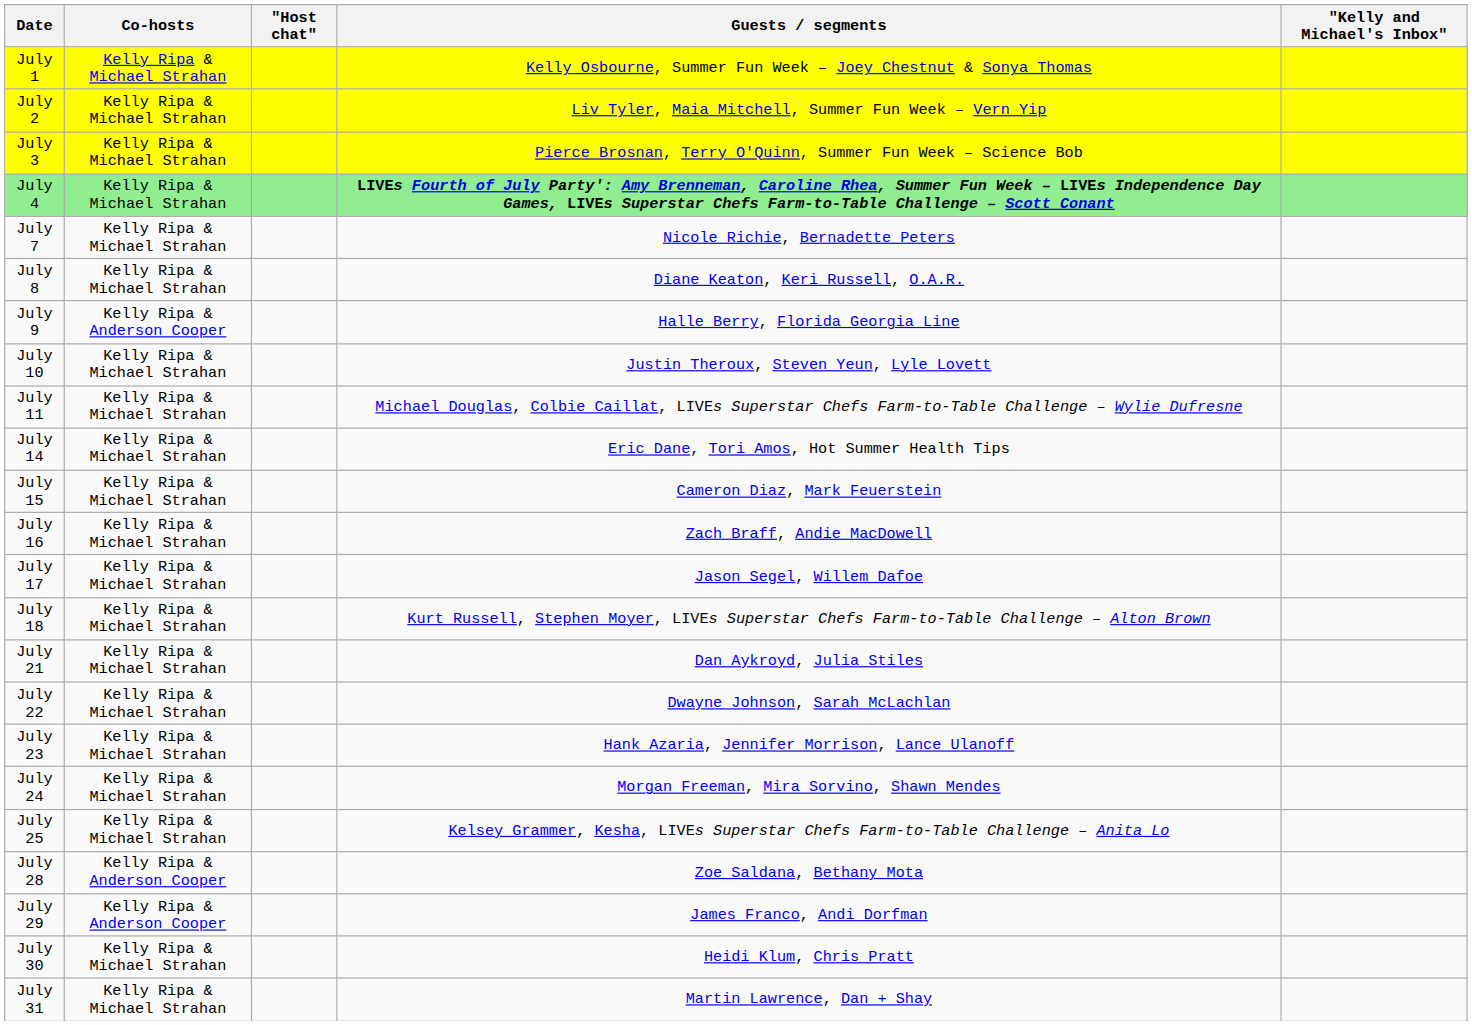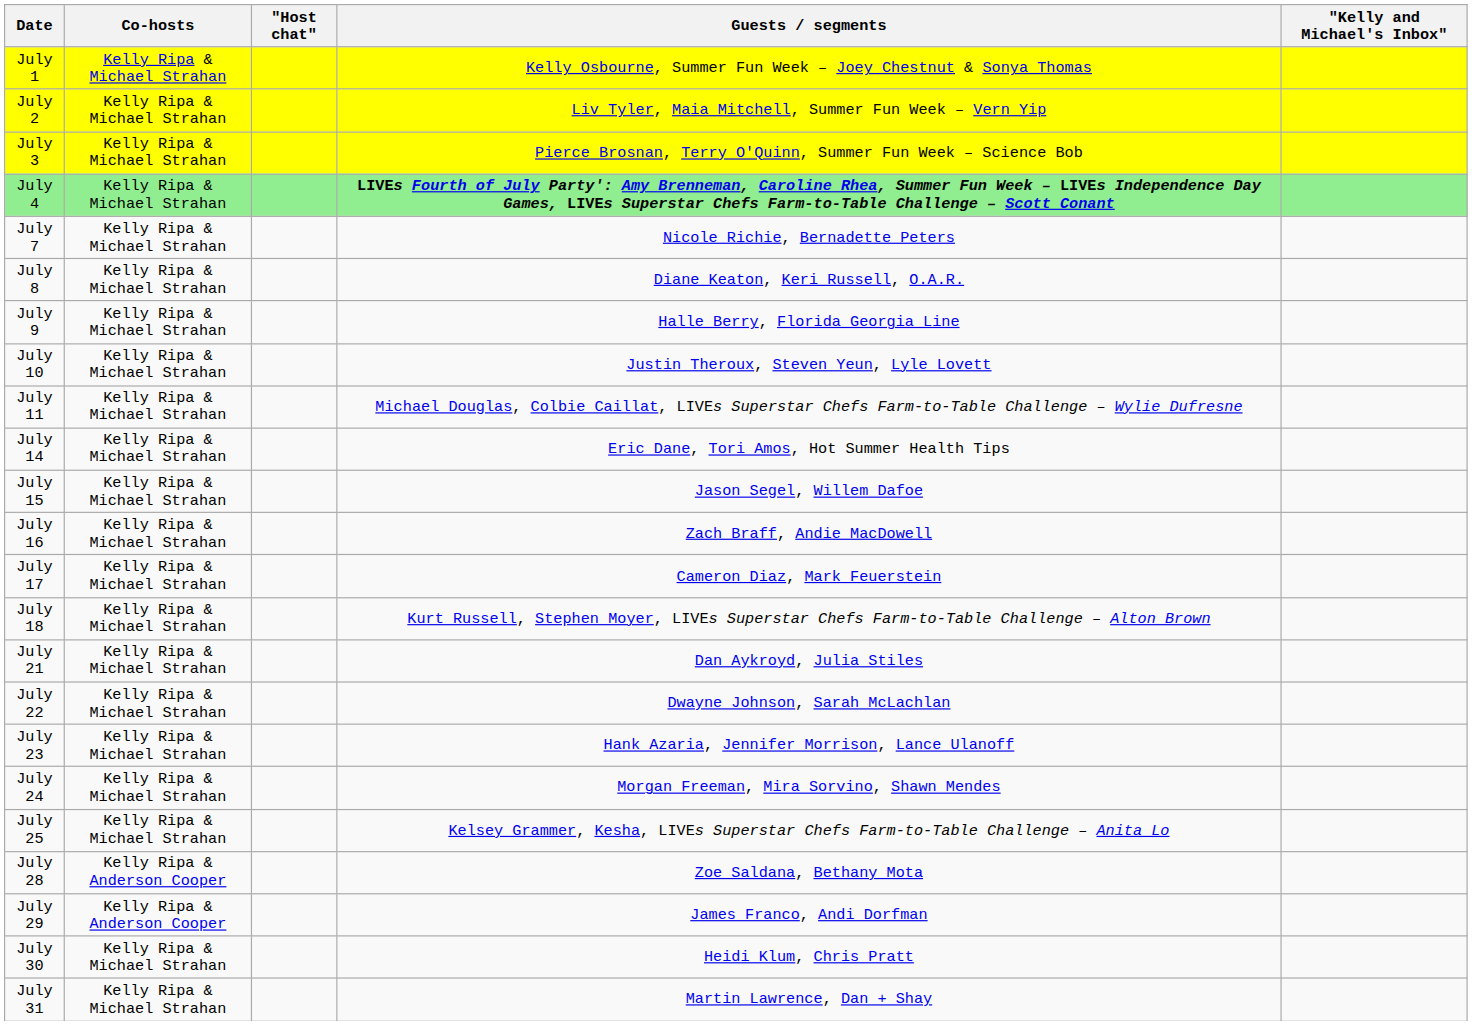(158, 322) Kelly Ripa & Anderson Cooper -> (158, 322) Kelly Ripa & Michael Strahan
(809, 491) Cameron Diaz, Mark Feuerstein -> (809, 491) Jason Segel, Willem Dafoe
(809, 576) Jason Segel, Willem Dafoe -> (809, 576) Cameron Diaz, Mark Feuerstein
